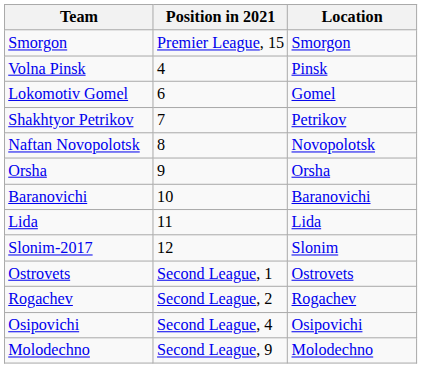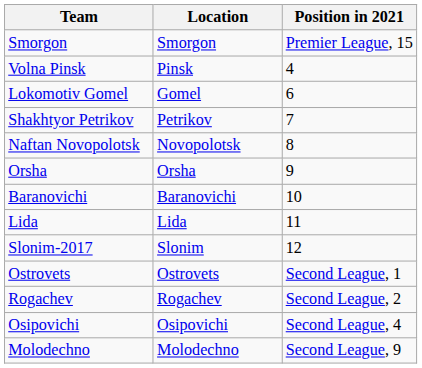columns swapped: (352, 17) <-> (221, 17)
